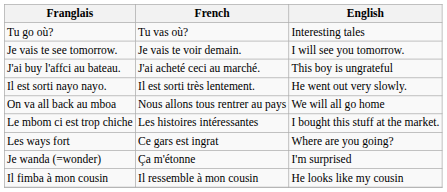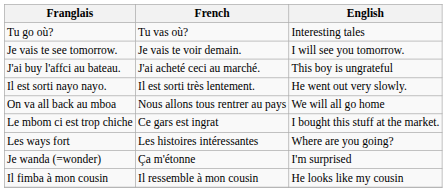(198, 123) Les histoires intéressantes -> (178, 123) Ce gars est ingrat
(178, 141) Ce gars est ingrat -> (198, 141) Les histoires intéressantes
